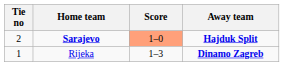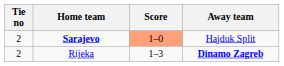(230, 38) bold -> (231, 38) normal
(19, 54) 1 -> (19, 54) 2
